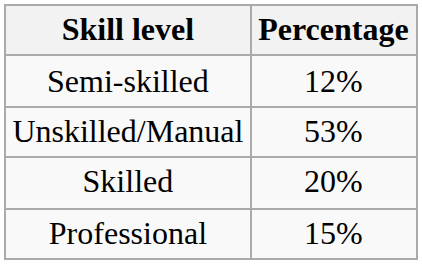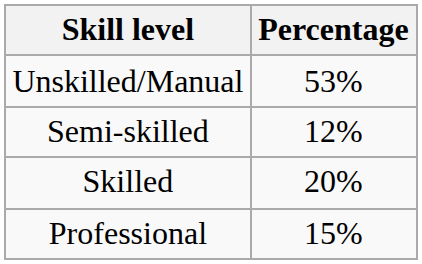rows swapped: (128, 131) <-> (128, 80)
